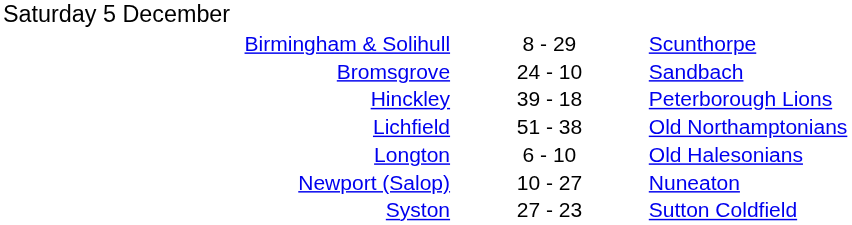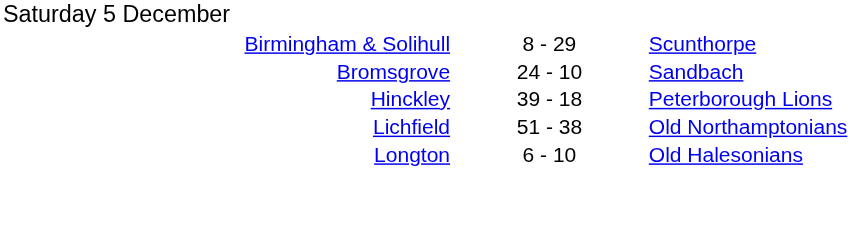- row: (374, 182)
- row: (418, 210)
